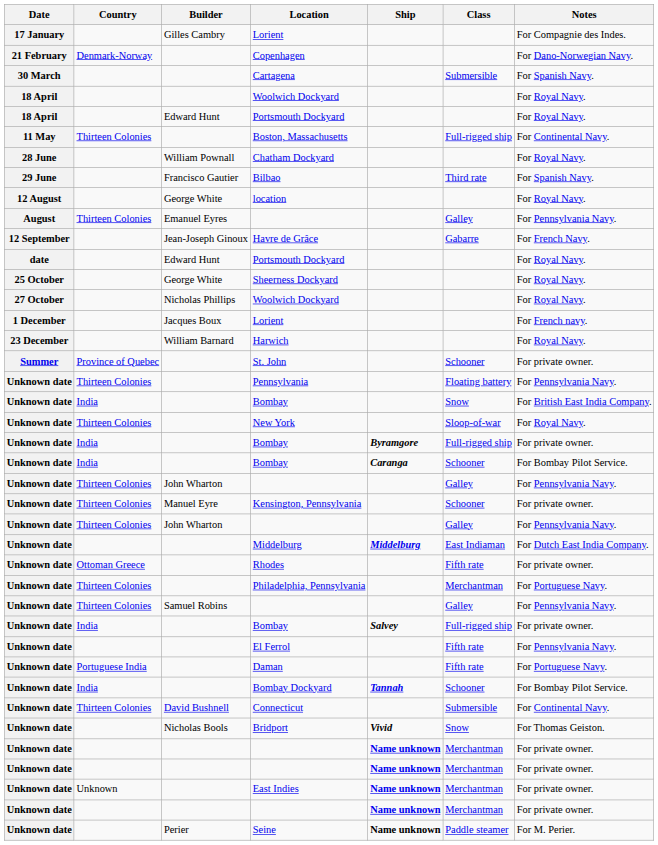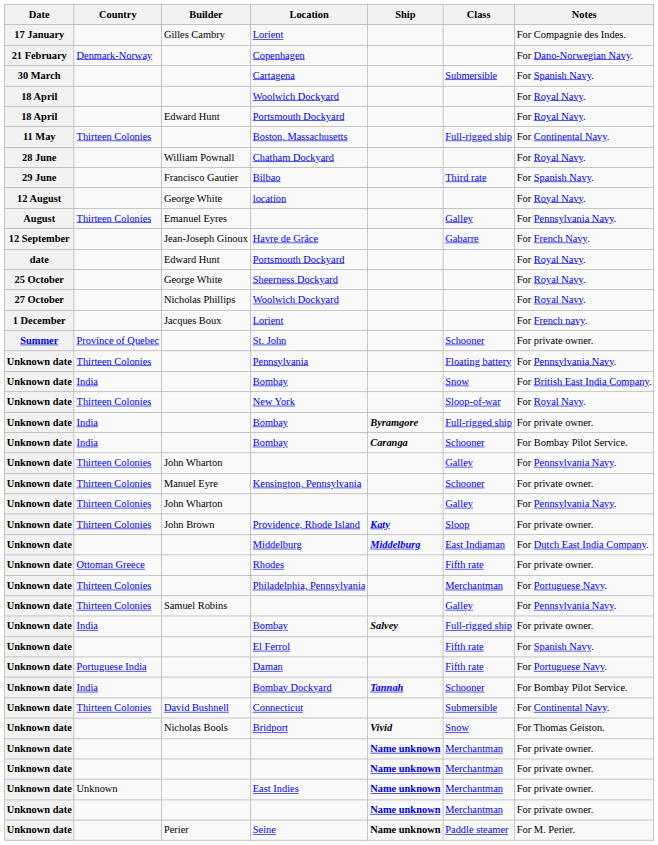- row: (199, 340)
+ row: (189, 524)
(567, 646) For Pennsylvania Navy. -> (555, 646) For Spanish Navy.
